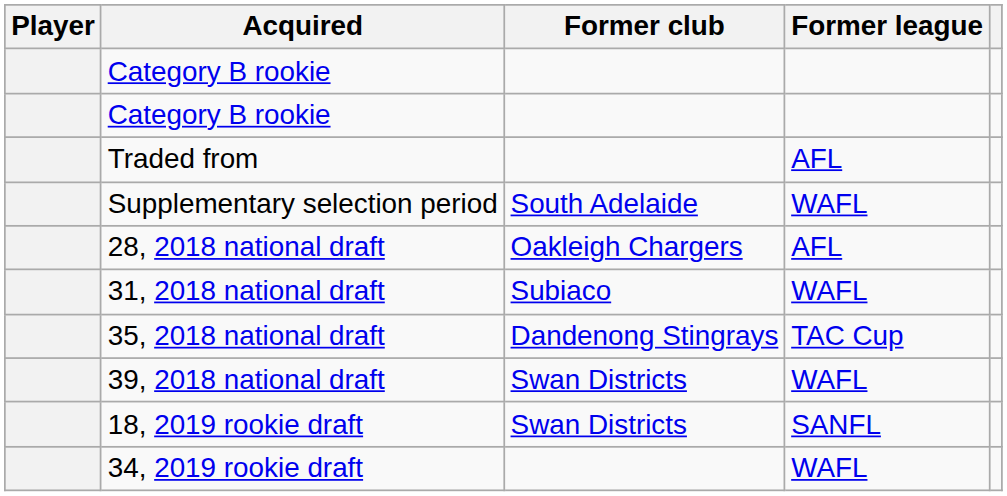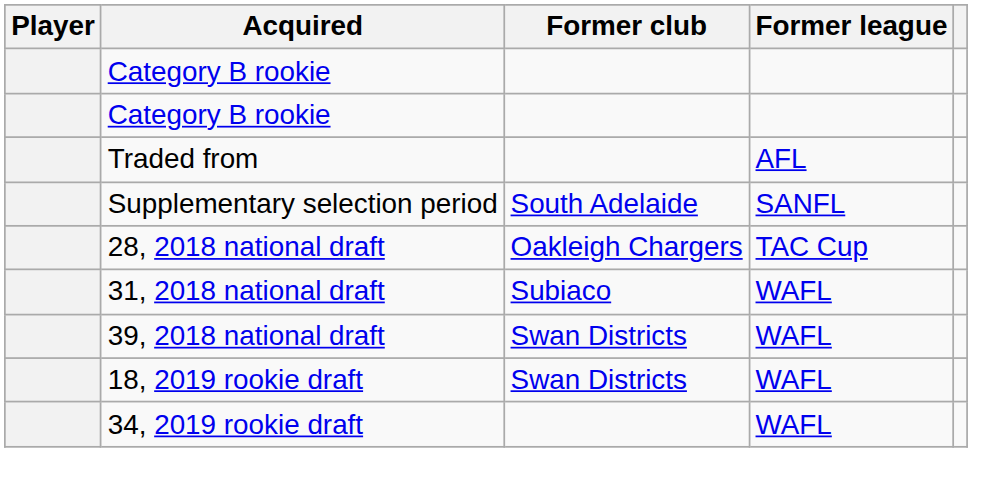(829, 203) WAFL -> (800, 203) SANFL
(817, 247) AFL -> (812, 247) TAC Cup
- row: (246, 335)
(836, 423) SANFL -> (794, 379) WAFL
